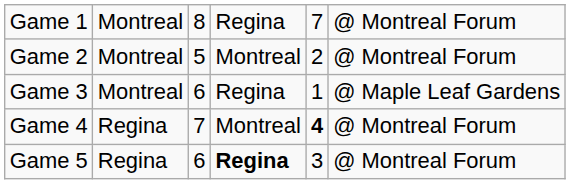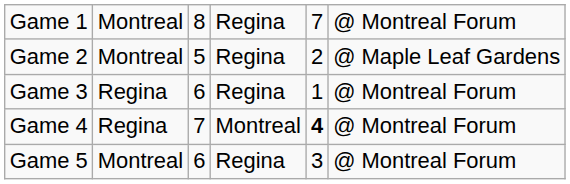(258, 56) Montreal -> (250, 56) Regina
(425, 56) @ Montreal Forum -> (447, 56) @ Maple Leaf Gardens
(140, 91) Montreal -> (133, 91) Regina
(447, 91) @ Maple Leaf Gardens -> (425, 91) @ Montreal Forum
(133, 160) Regina -> (140, 160) Montreal
(252, 160) bold -> (250, 160) normal
